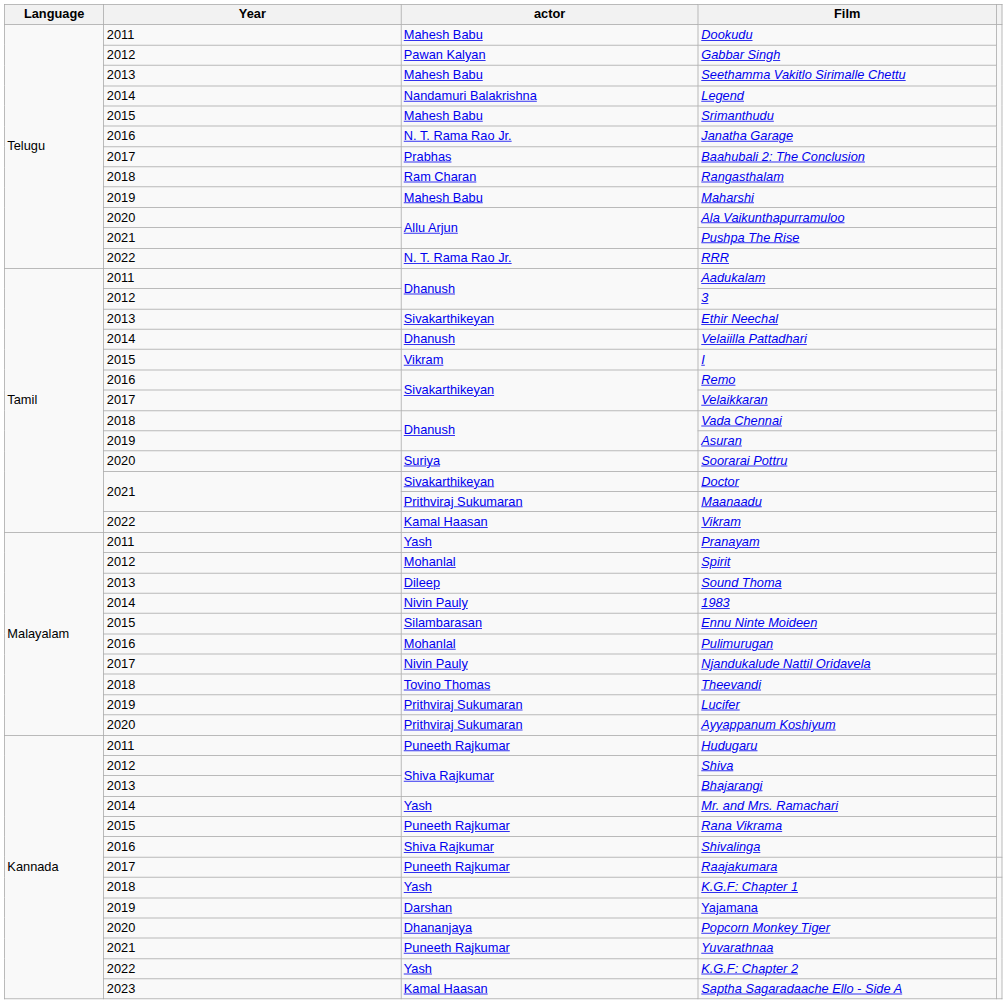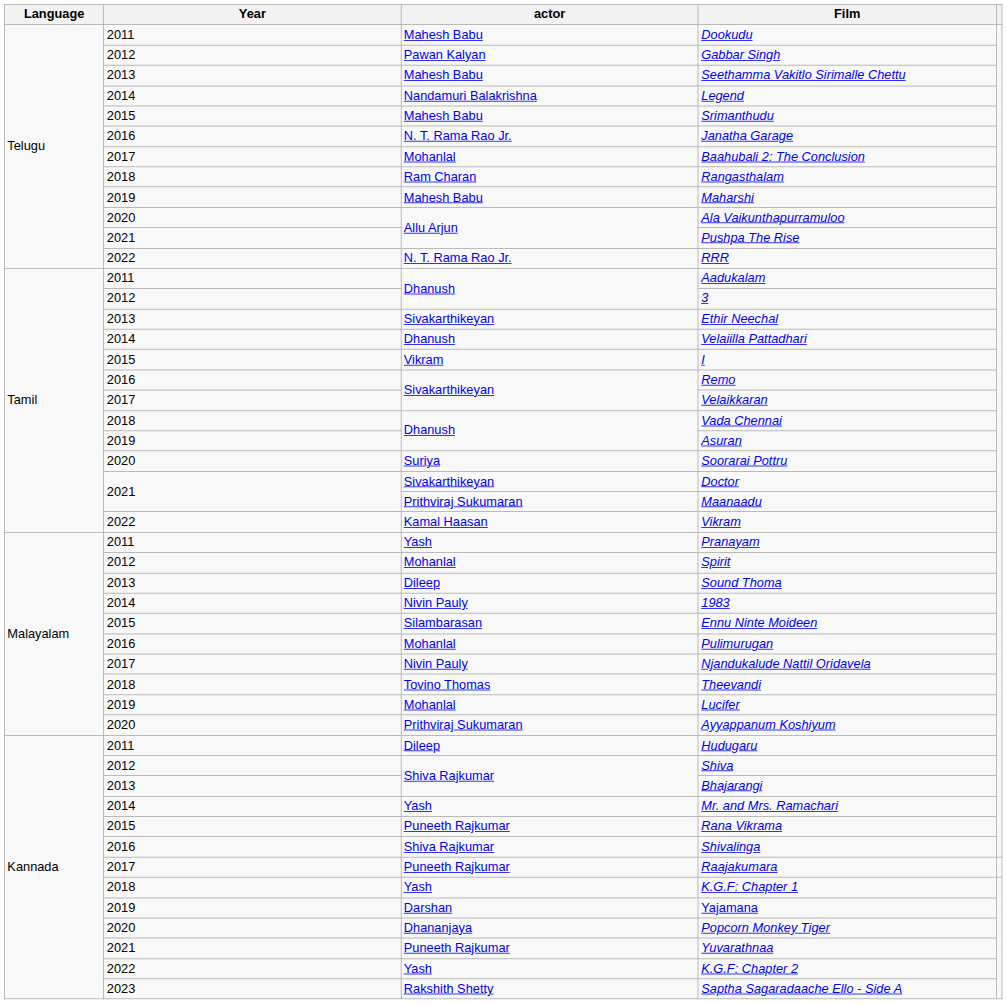(428, 156) Prabhas -> (430, 156) Mohanlal
(463, 704) Prithviraj Sukumaran -> (430, 704) Mohanlal
(457, 745) Puneeth Rajkumar -> (422, 745) Dileep
(446, 989) Kamal Haasan -> (449, 989) Rakshith Shetty
